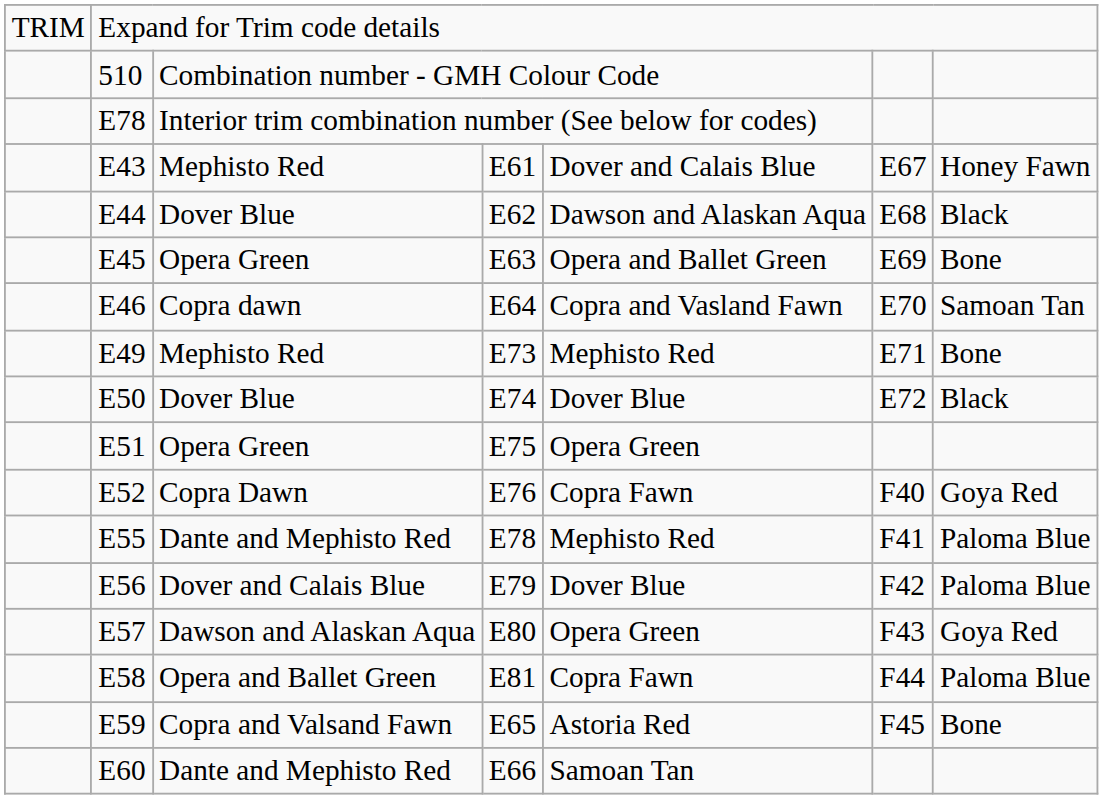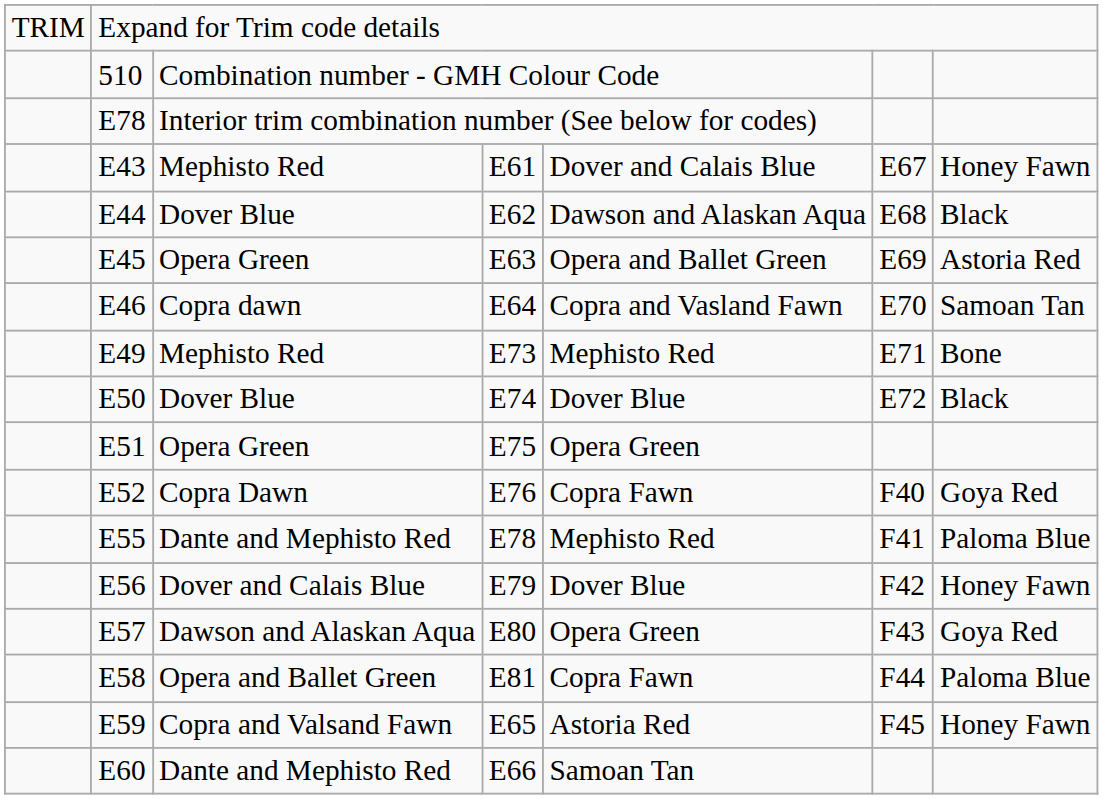(971, 259) Bone -> (1010, 259) Astoria Red
(1015, 584) Paloma Blue -> (1015, 584) Honey Fawn
(971, 724) Bone -> (1015, 724) Honey Fawn
